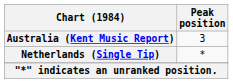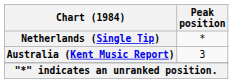rows swapped: (91, 39) <-> (91, 55)
